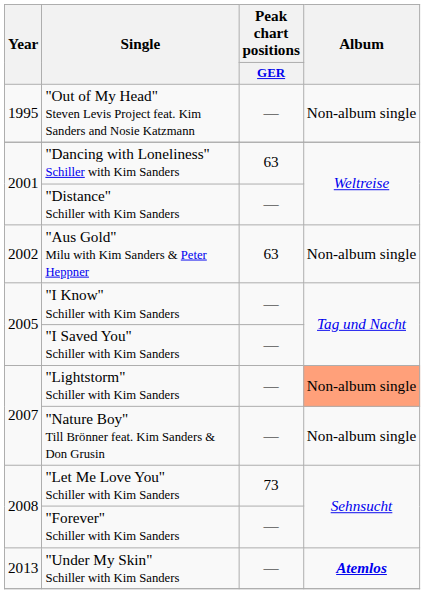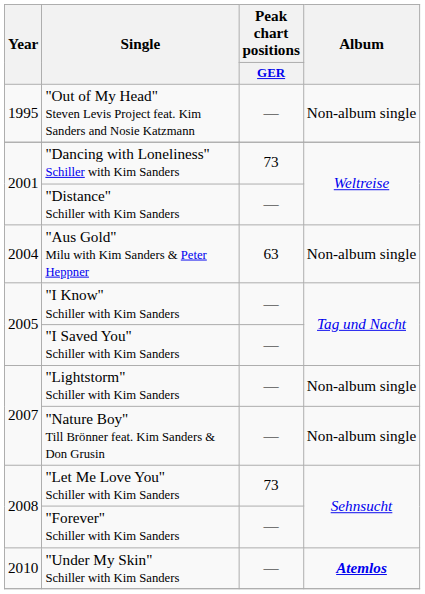(271, 163) 63 -> (271, 163) 73
(23, 253) 2002 -> (23, 253) 2004
(362, 386) lightsalmon background -> (362, 386) no background
(23, 568) 2013 -> (23, 568) 2010
